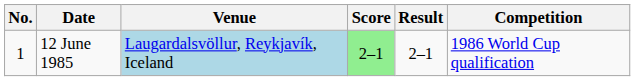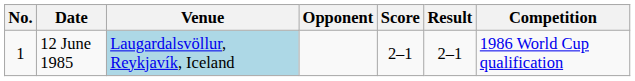+ column: (338, 17)
(371, 52) lightgreen background -> (400, 52) no background
